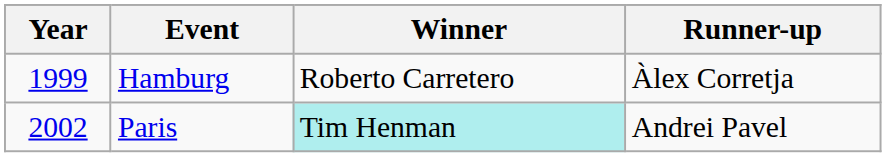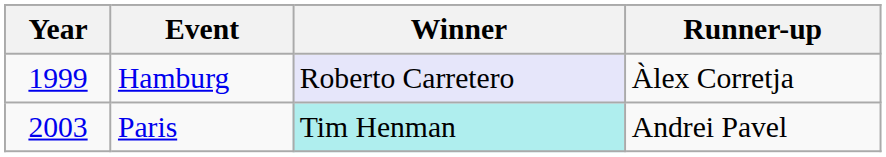(407, 77) no background -> (407, 77) lavender background
(58, 126) 2002 -> (58, 126) 2003
